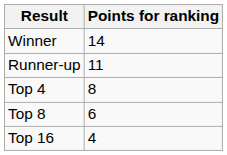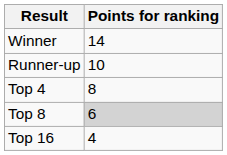(96, 65) 11 -> (96, 65) 10
(92, 114) no background -> (92, 114) lightgrey background
